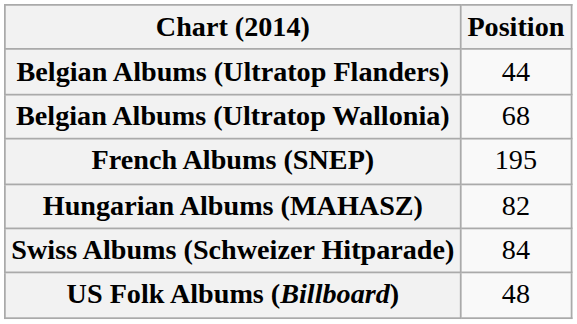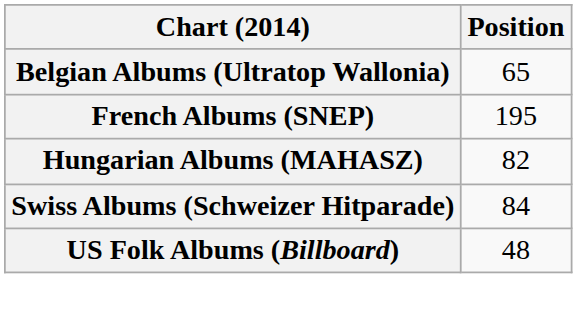- row: (233, 71)
(516, 116) 68 -> (516, 71) 65
